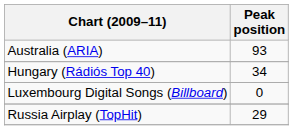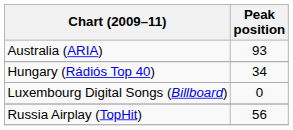(259, 114) 29 -> (259, 114) 56
